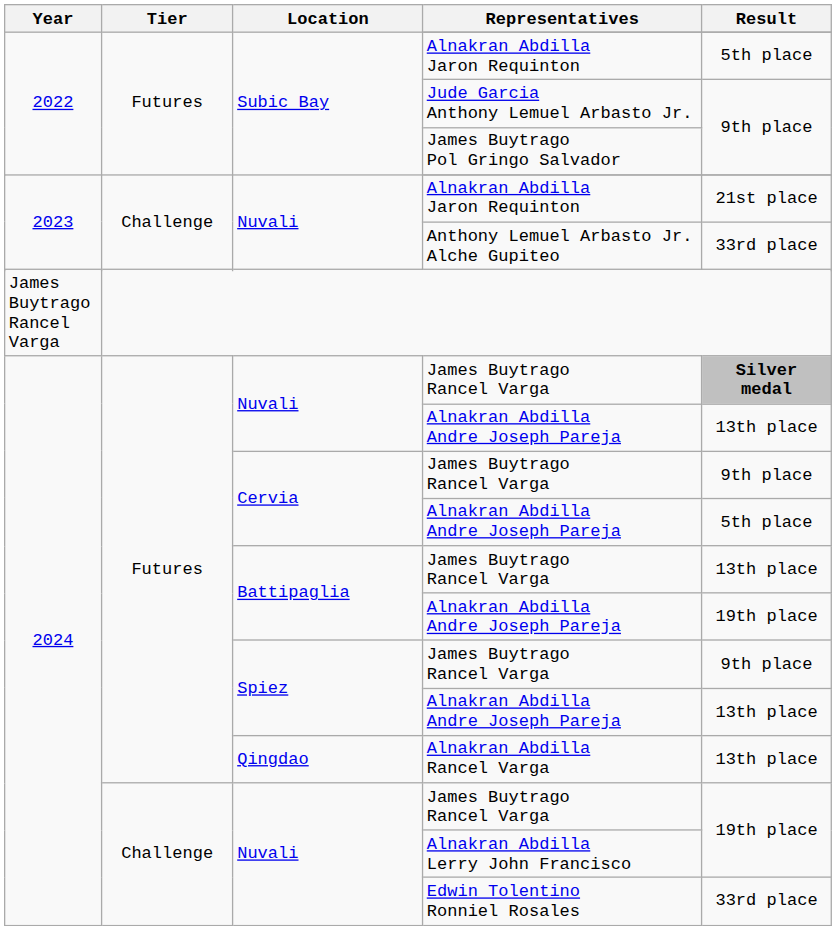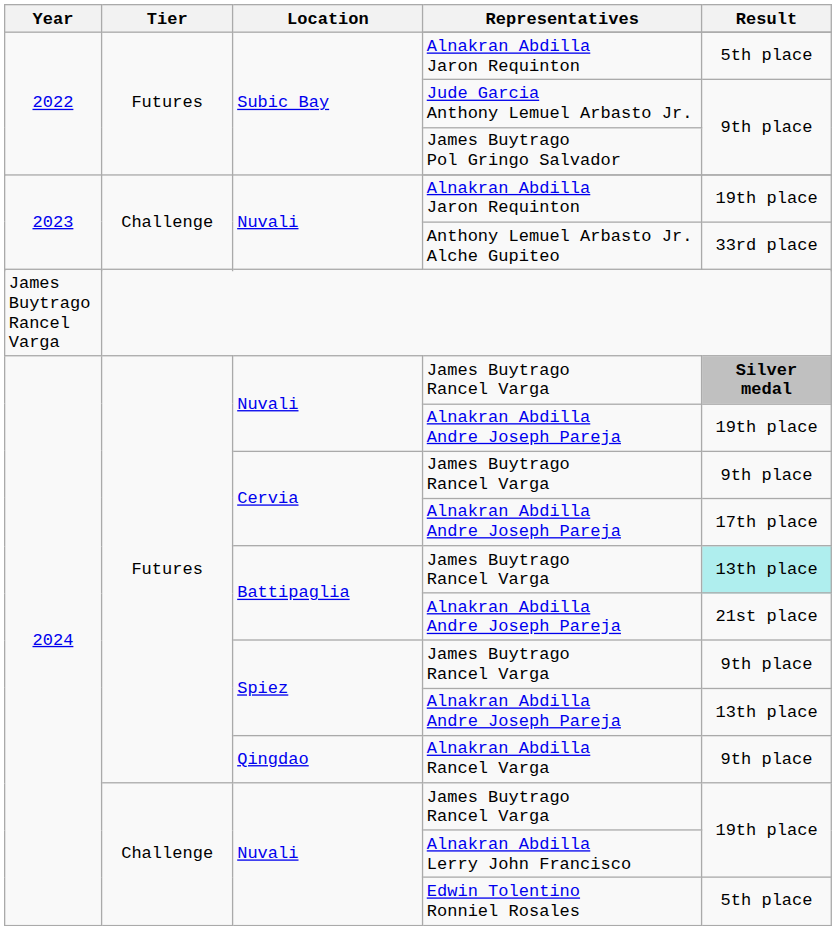(767, 198) 21st place -> (767, 198) 19th place
(767, 427) 13th place -> (767, 427) 19th place
(767, 522) 5th place -> (767, 522) 17th place
(767, 569) no background -> (767, 569) paleturquoise background
(767, 617) 19th place -> (767, 617) 21st place
(767, 759) 13th place -> (767, 759) 9th place
(767, 901) 33rd place -> (767, 901) 5th place
